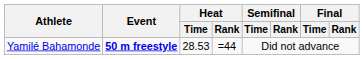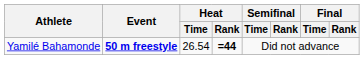(196, 46) 28.53 -> (196, 46) 26.54
(227, 46) normal -> (227, 46) bold
